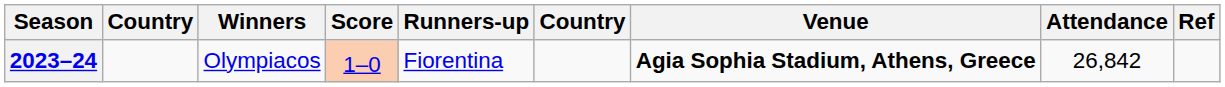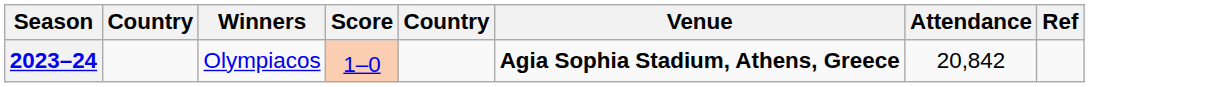- column: (466, 22)
(1107, 60) 26,842 -> (971, 60) 20,842
